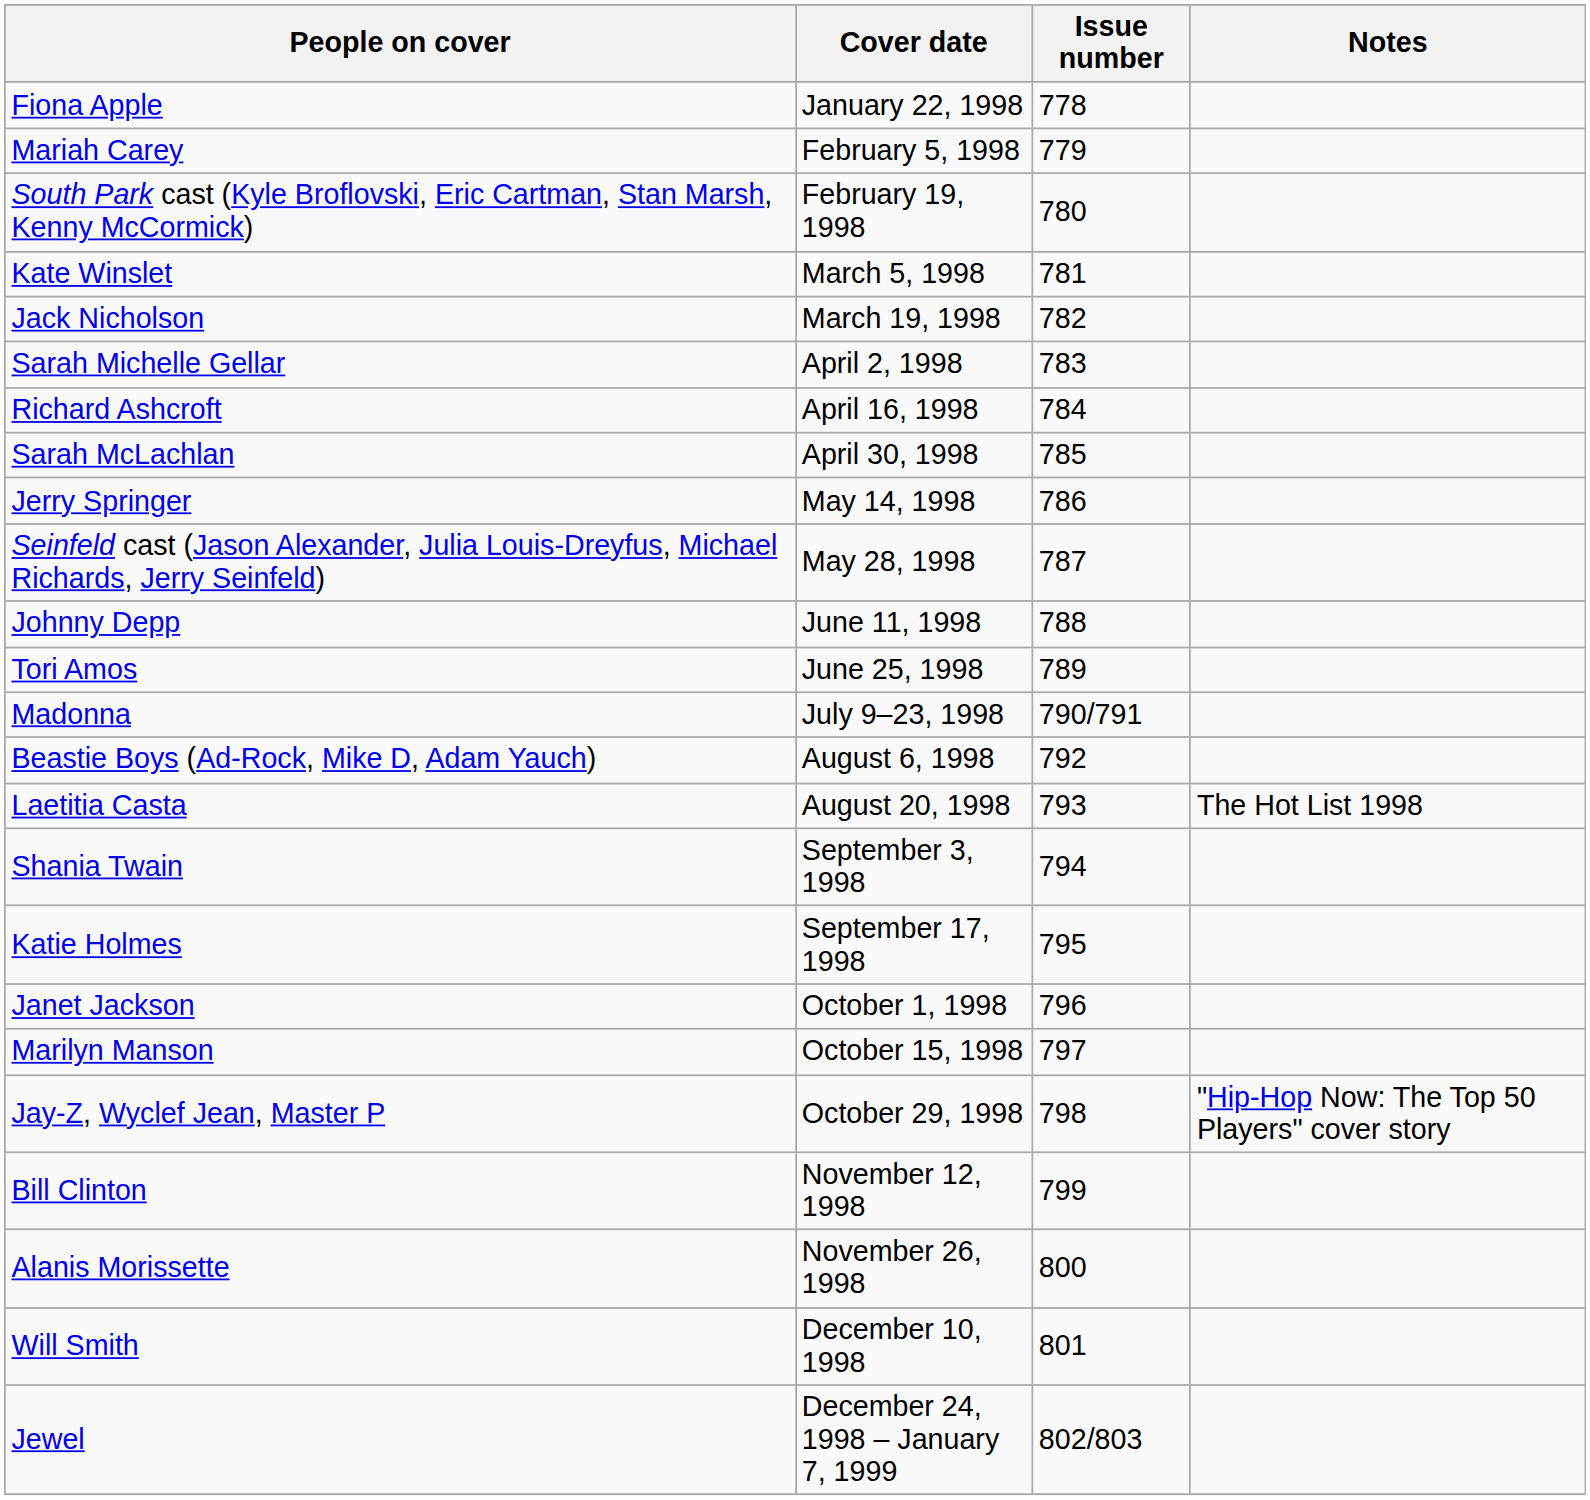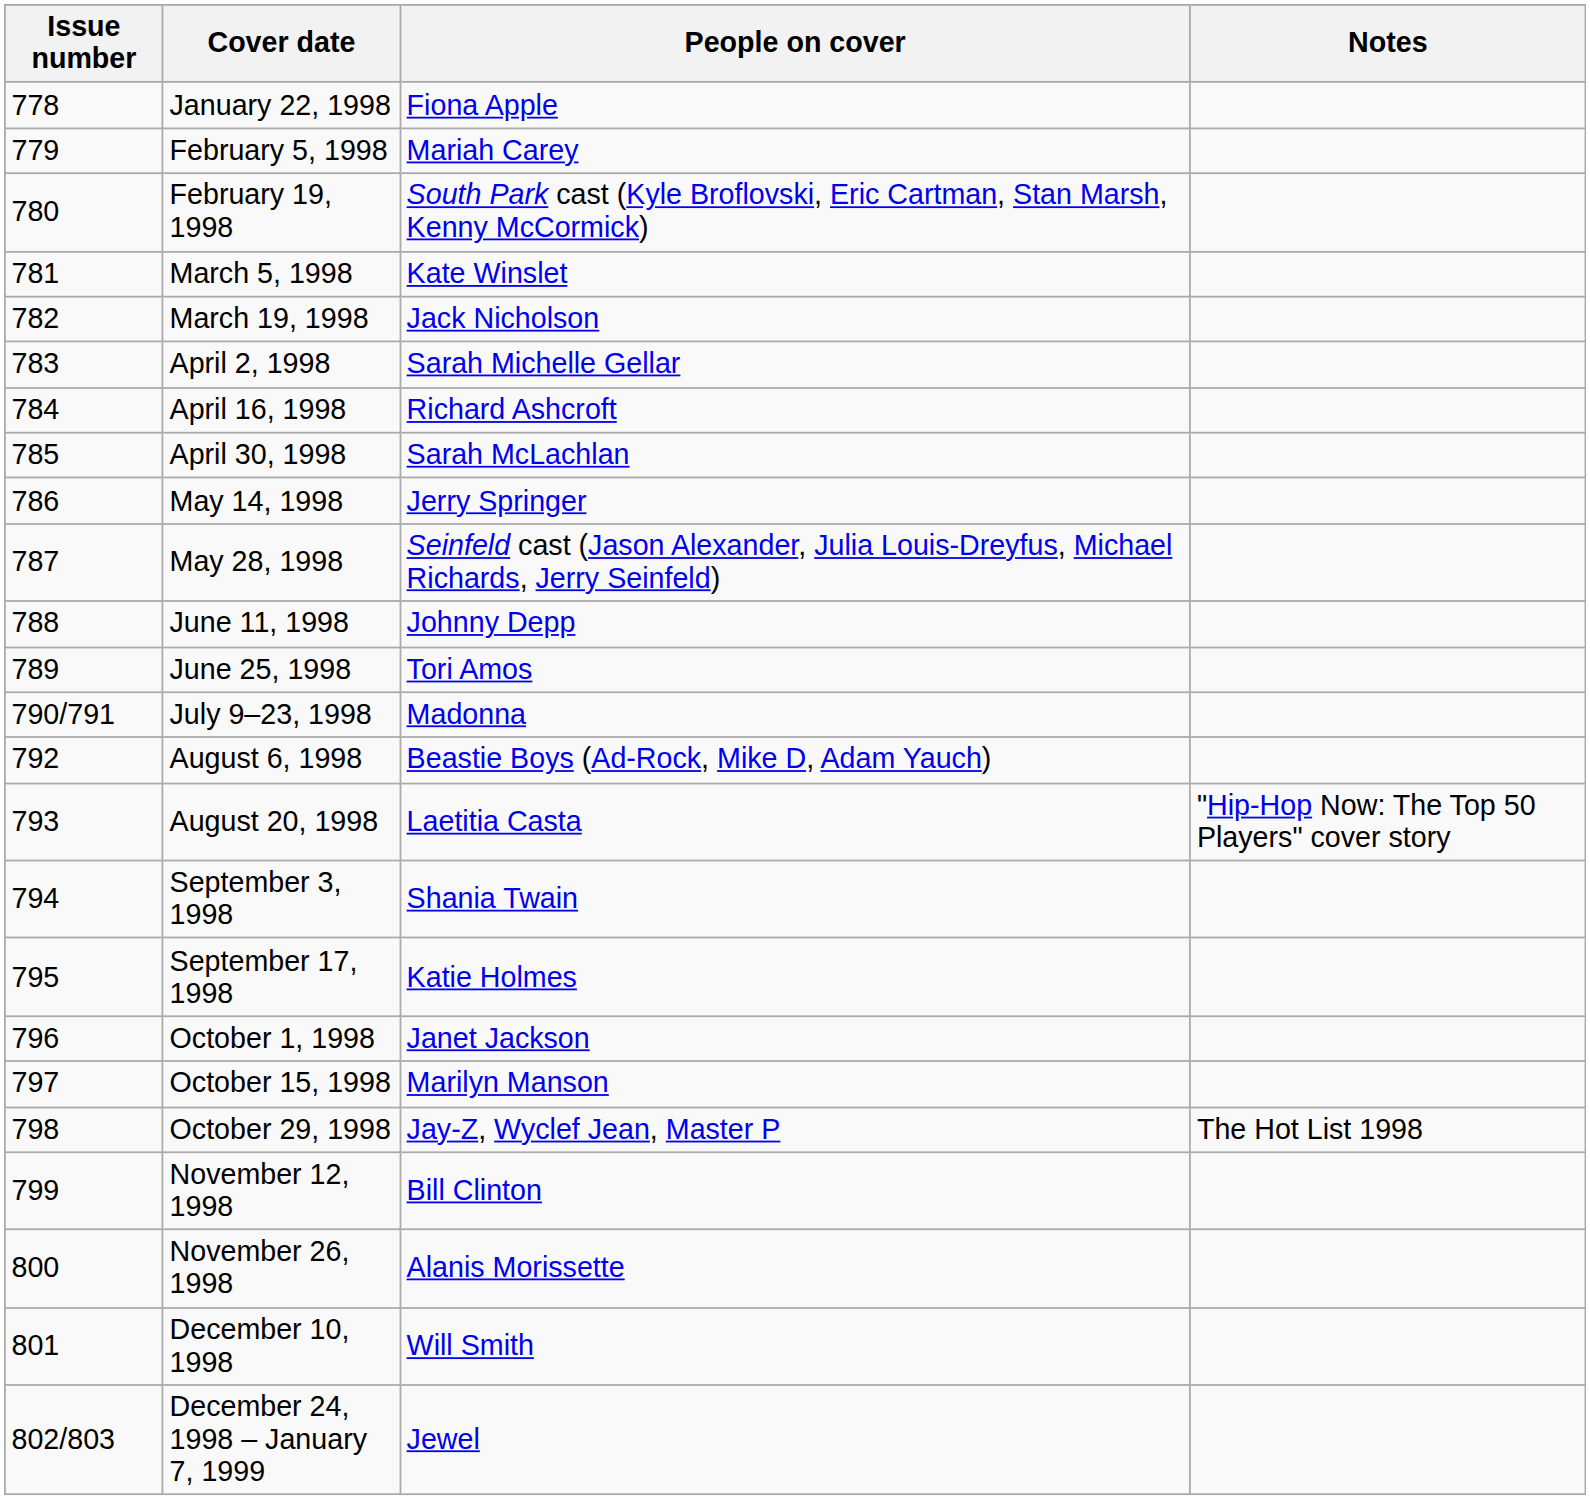columns swapped: (1111, 43) <-> (400, 43)
(1310, 805) The Hot List 1998 -> (1366, 821) "Hip-Hop Now: The Top 50 Players" cover story
(1366, 1112) "Hip-Hop Now: The Top 50 Players" cover story -> (1310, 1128) The Hot List 1998
